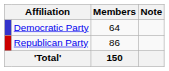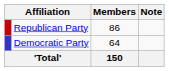rows swapped: (51, 43) <-> (51, 27)
